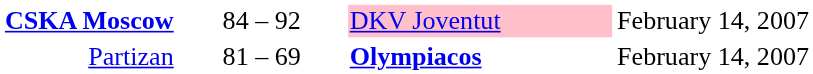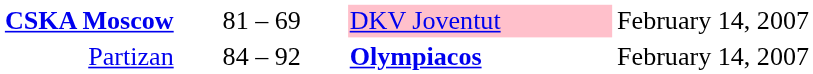(262, 20) 84 – 92 -> (262, 20) 81 – 69
(262, 56) 81 – 69 -> (262, 56) 84 – 92
